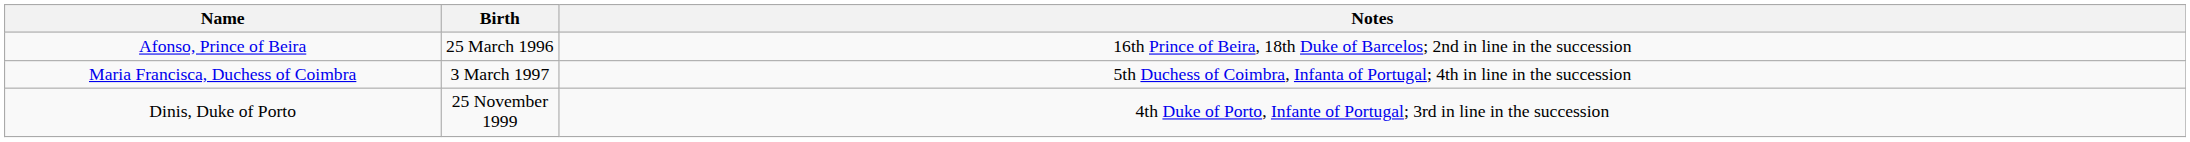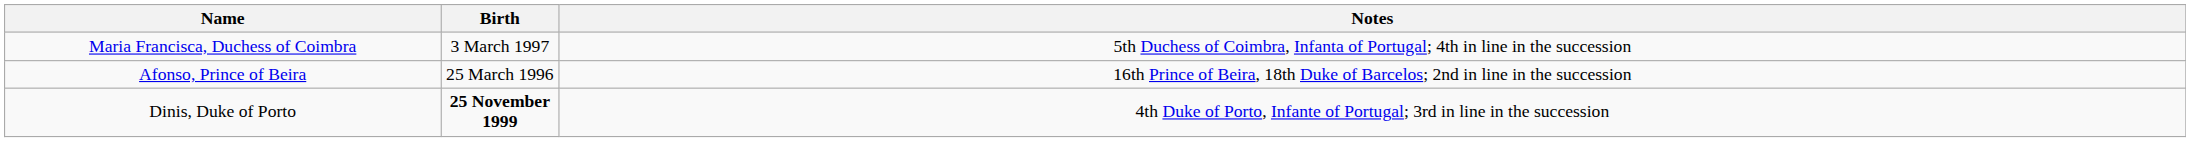rows swapped: (223, 46) <-> (223, 74)
(500, 112) normal -> (500, 112) bold
